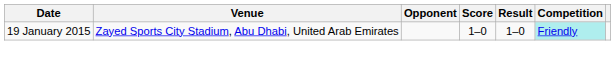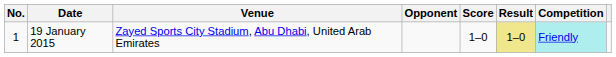+ column: (16, 13)
(515, 31) no background -> (516, 37) khaki background
